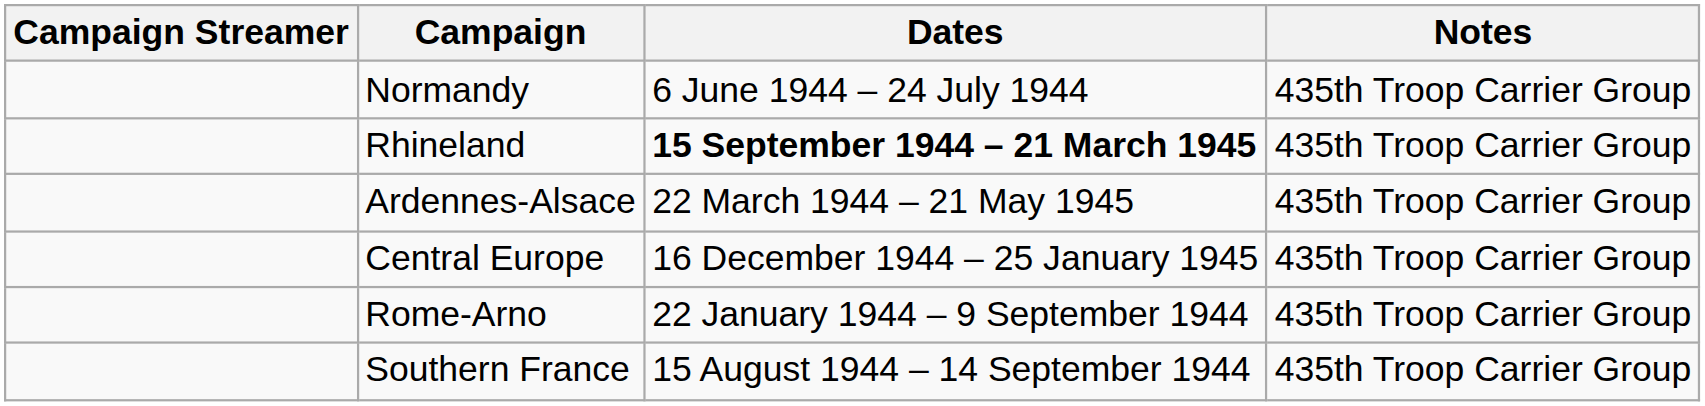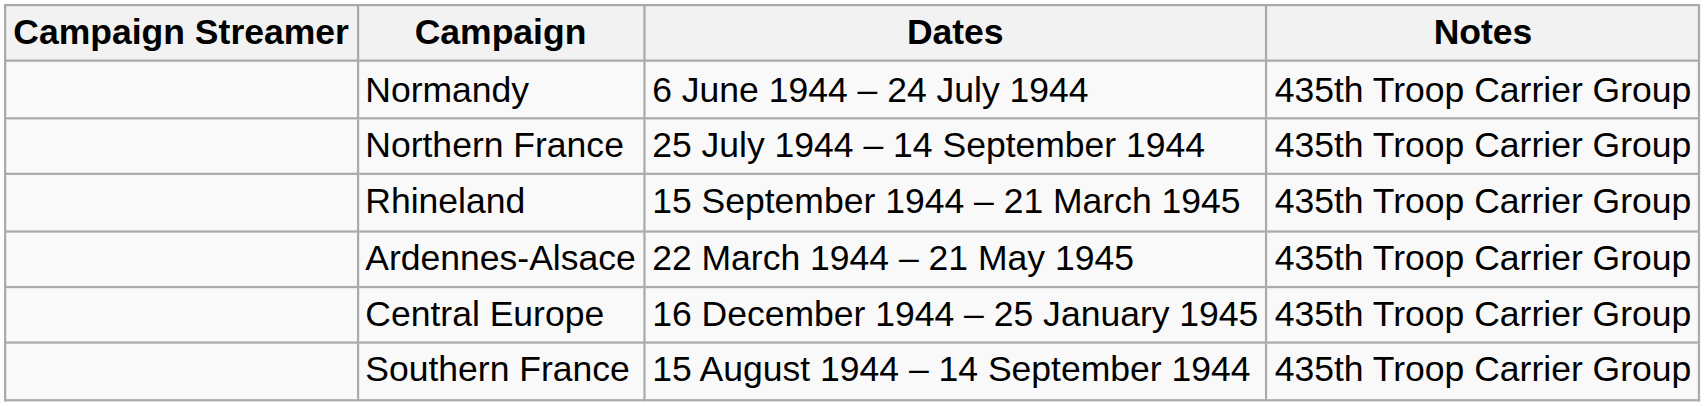+ row: (495, 145)
(954, 145) bold -> (946, 201) normal
- row: (456, 314)
